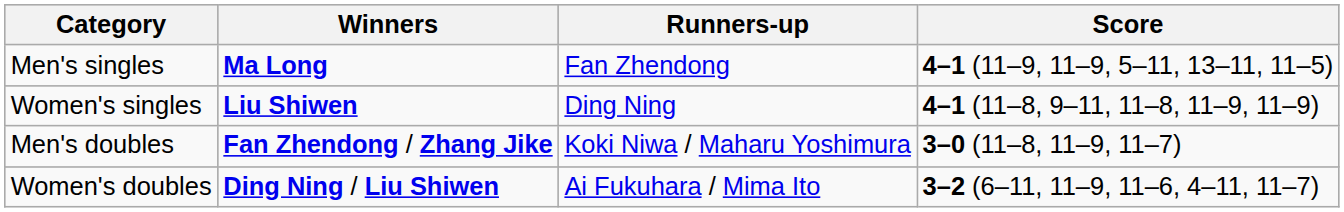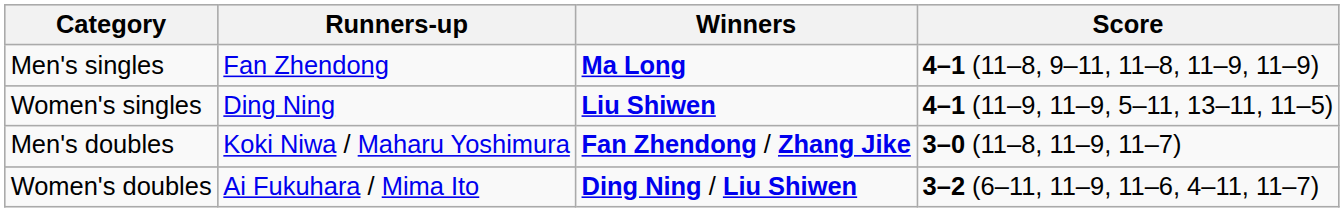columns swapped: (388, 24) <-> (738, 24)
(1128, 65) 4–1 (11–9, 11–9, 5–11, 13–11, 11–5) -> (1121, 65) 4–1 (11–8, 9–11, 11–8, 11–9, 11–9)
(1121, 105) 4–1 (11–8, 9–11, 11–8, 11–9, 11–9) -> (1128, 105) 4–1 (11–9, 11–9, 5–11, 13–11, 11–5)
